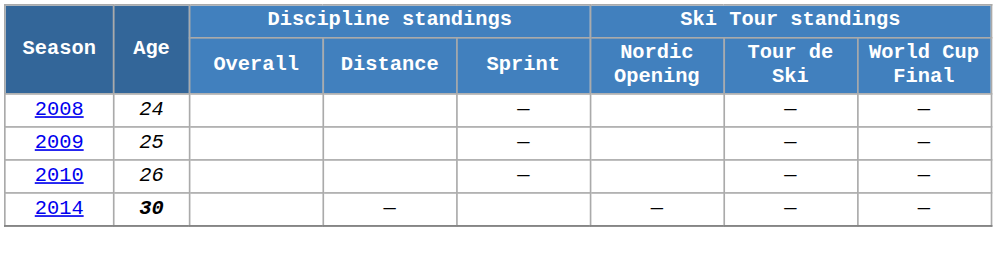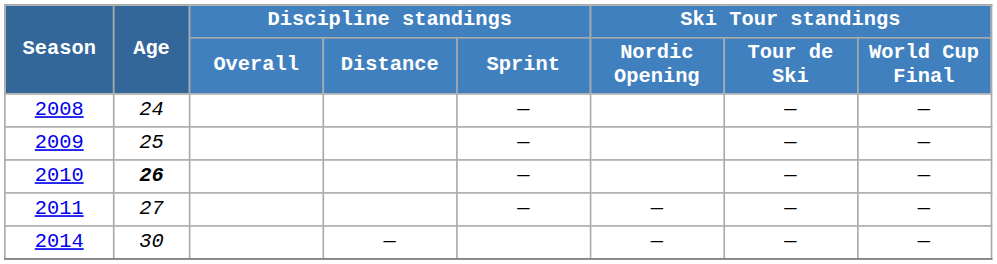(152, 176) normal -> (152, 176) bold
+ row: (59, 209)
(152, 209) bold -> (152, 242) normal
